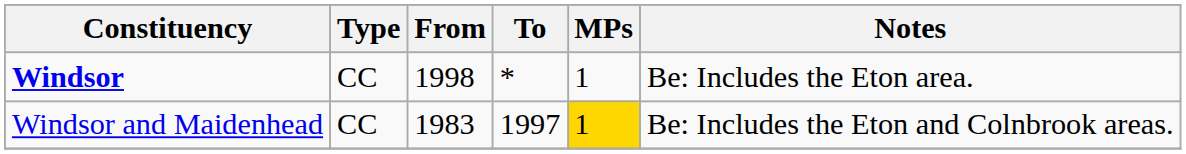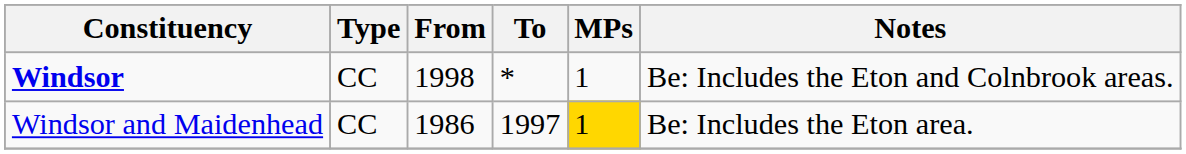(810, 76) Be: Includes the Eton area. -> (910, 76) Be: Includes the Eton and Colnbrook areas.
(444, 124) 1983 -> (444, 124) 1986
(910, 124) Be: Includes the Eton and Colnbrook areas. -> (810, 124) Be: Includes the Eton area.
